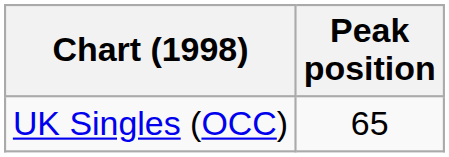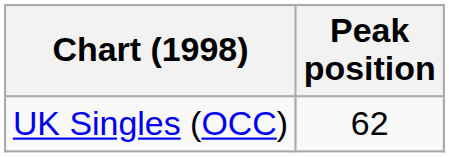(370, 123) 65 -> (370, 123) 62
